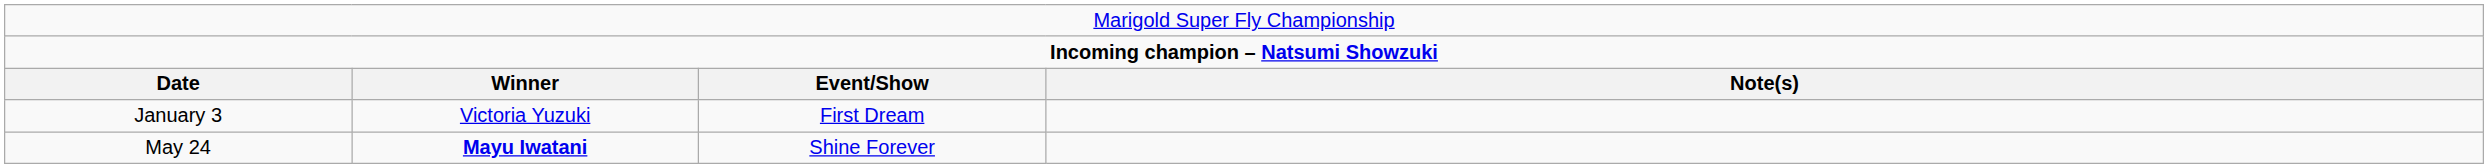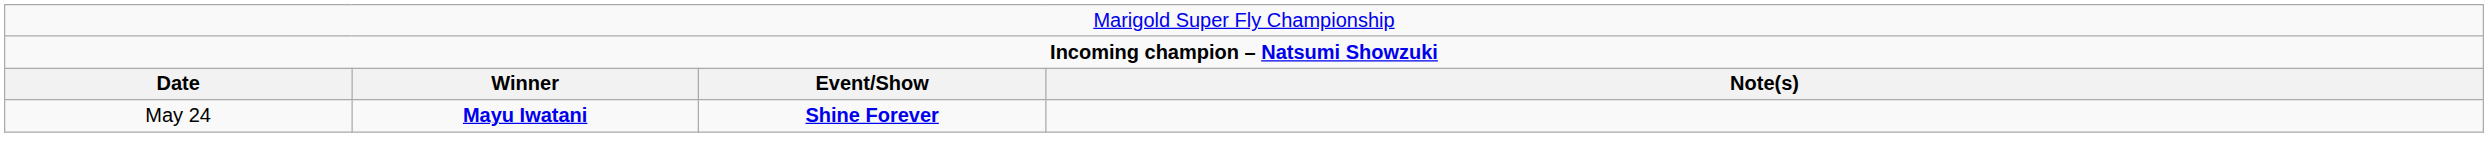- row: (178, 115)
(872, 147) normal -> (872, 115) bold
